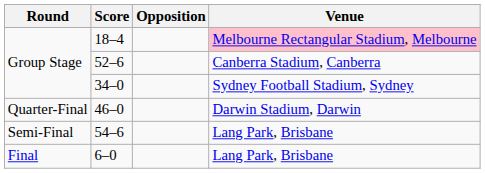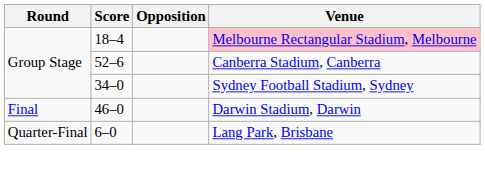(48, 109) Quarter-Final -> (23, 109) Final
- row: (109, 132)
(23, 156) Final -> (48, 132) Quarter-Final
